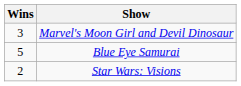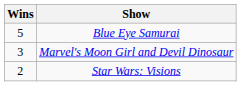rows swapped: (136, 52) <-> (136, 33)
